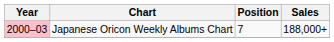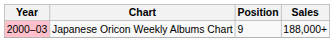(240, 29) 7 -> (240, 29) 9
